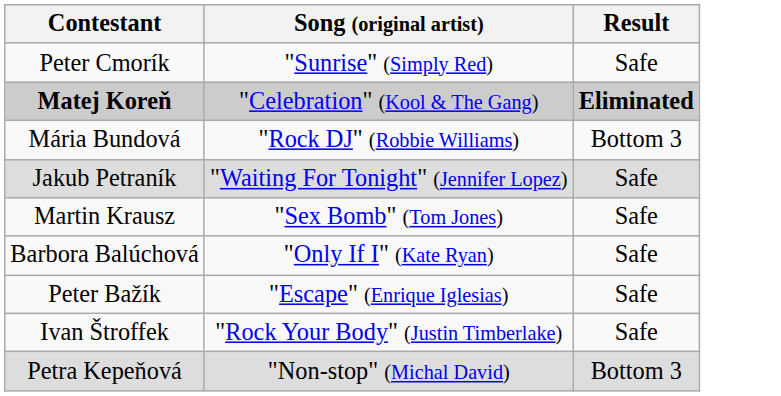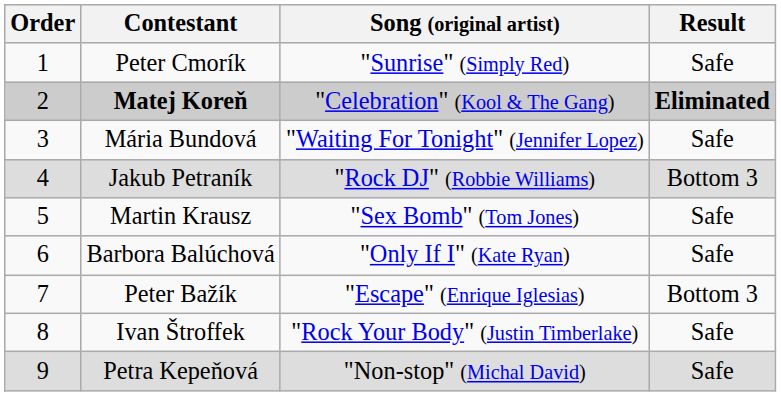+ column: (43, 23)
(389, 139) "Rock DJ" (Robbie Williams) -> (465, 139) "Waiting For Tonight" (Jennifer Lopez)
(636, 139) Bottom 3 -> (712, 139) Safe
(389, 178) "Waiting For Tonight" (Jennifer Lopez) -> (465, 178) "Rock DJ" (Robbie Williams)
(636, 178) Safe -> (712, 178) Bottom 3
(636, 293) Safe -> (712, 293) Bottom 3
(636, 370) Bottom 3 -> (712, 370) Safe
